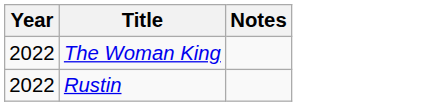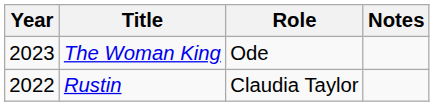+ column: (294, 20)
(32, 52) 2022 -> (32, 52) 2023
